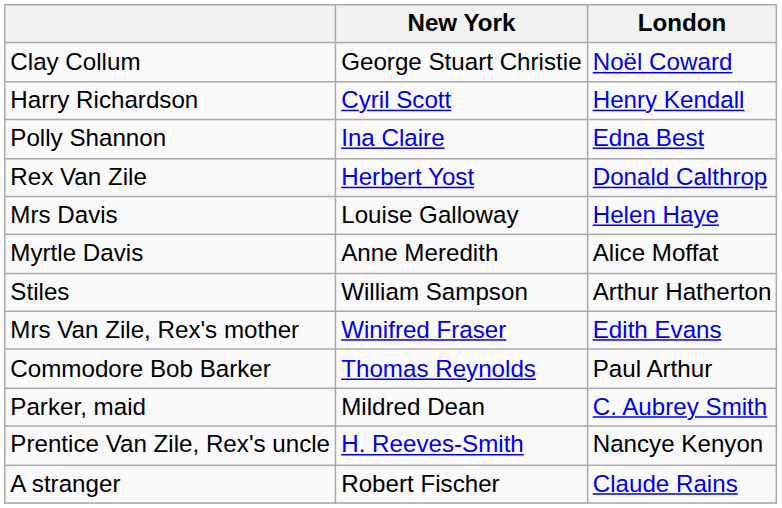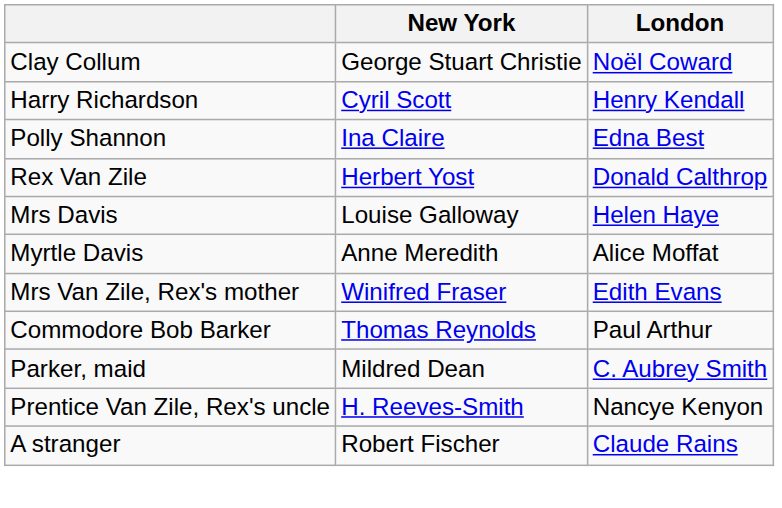- row: (40, 291)
